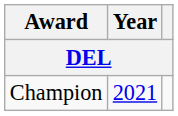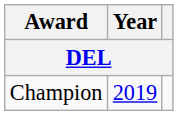(135, 92) 2021 -> (135, 92) 2019
